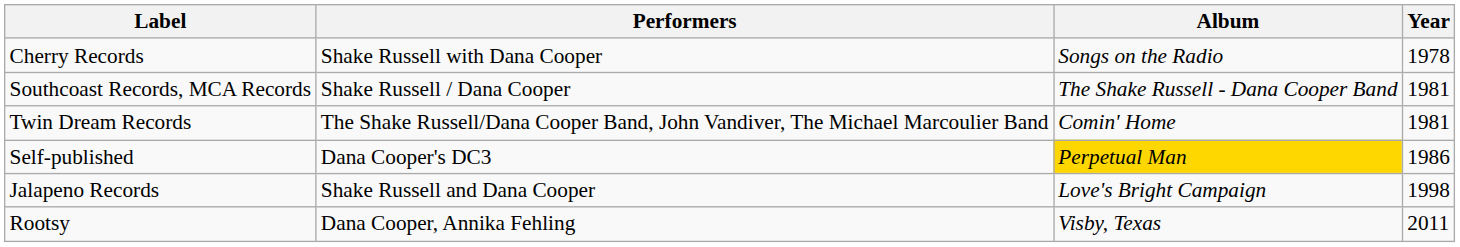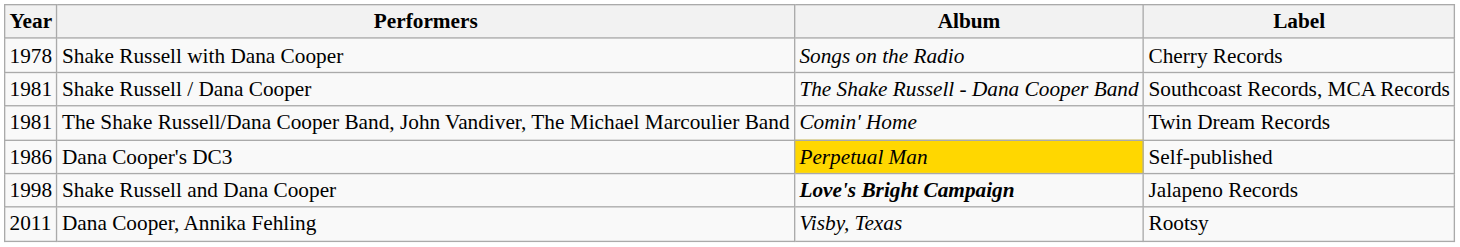columns swapped: (1429, 21) <-> (160, 21)
(1162, 190) normal -> (907, 190) bold
